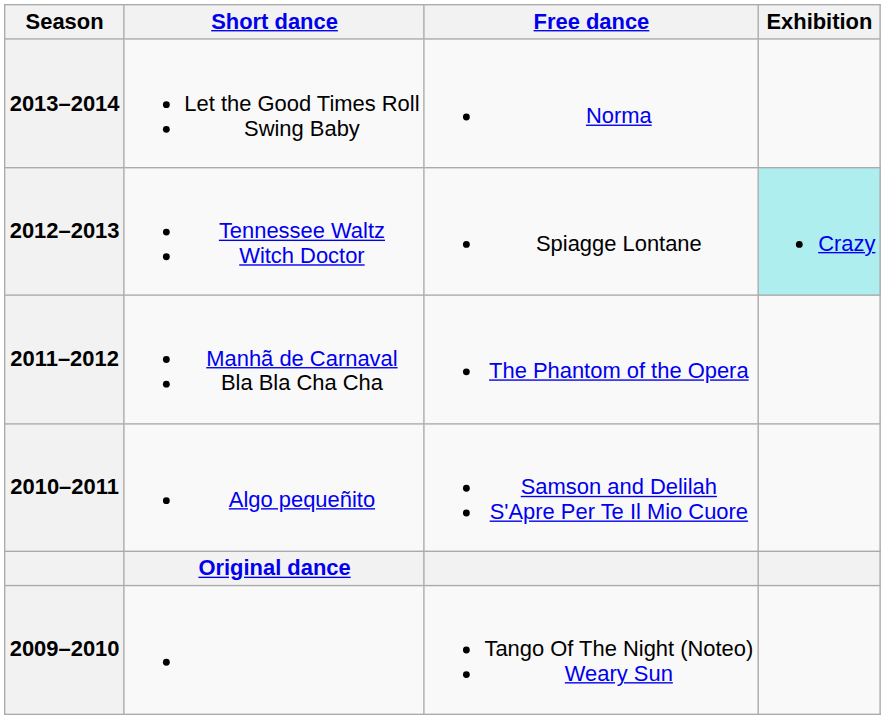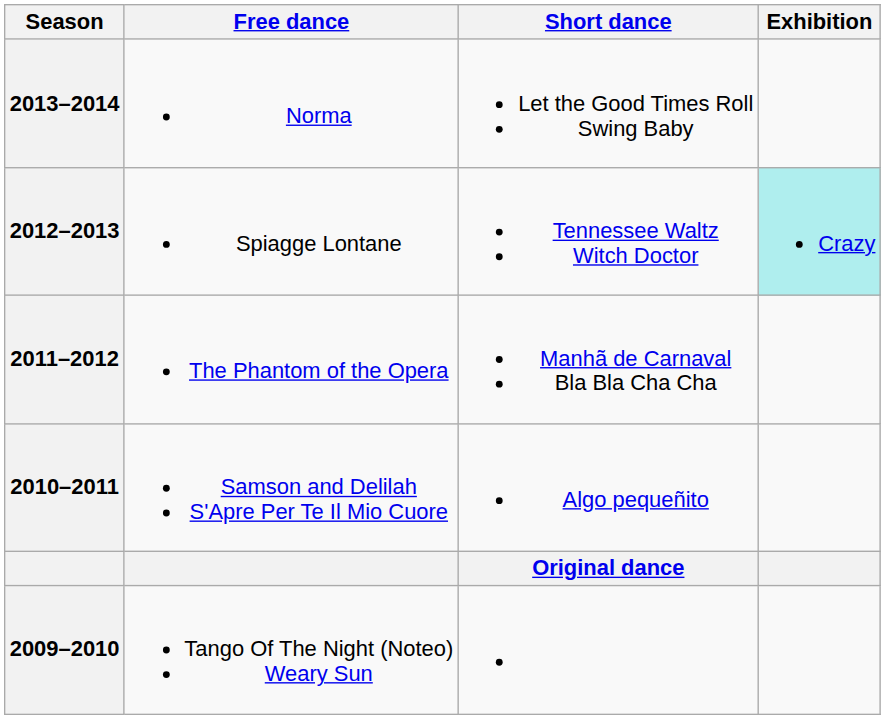columns swapped: (275, 21) <-> (591, 21)
